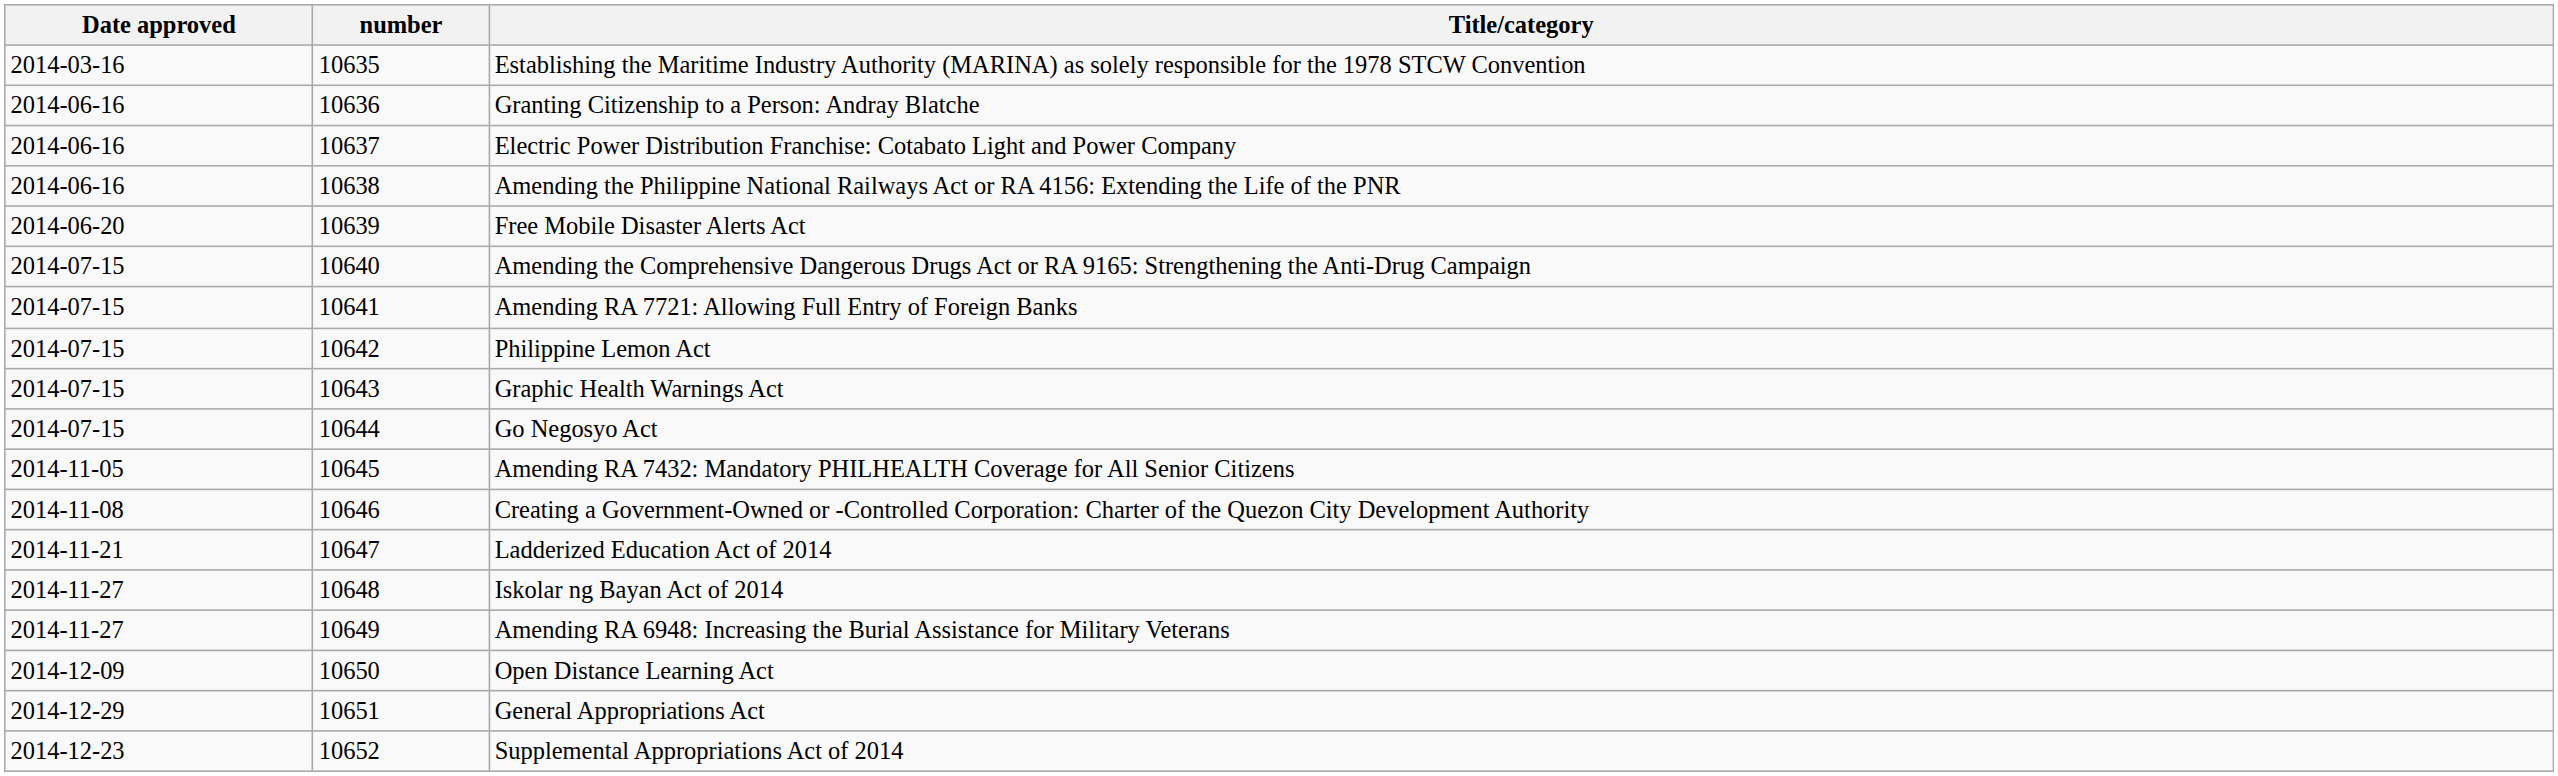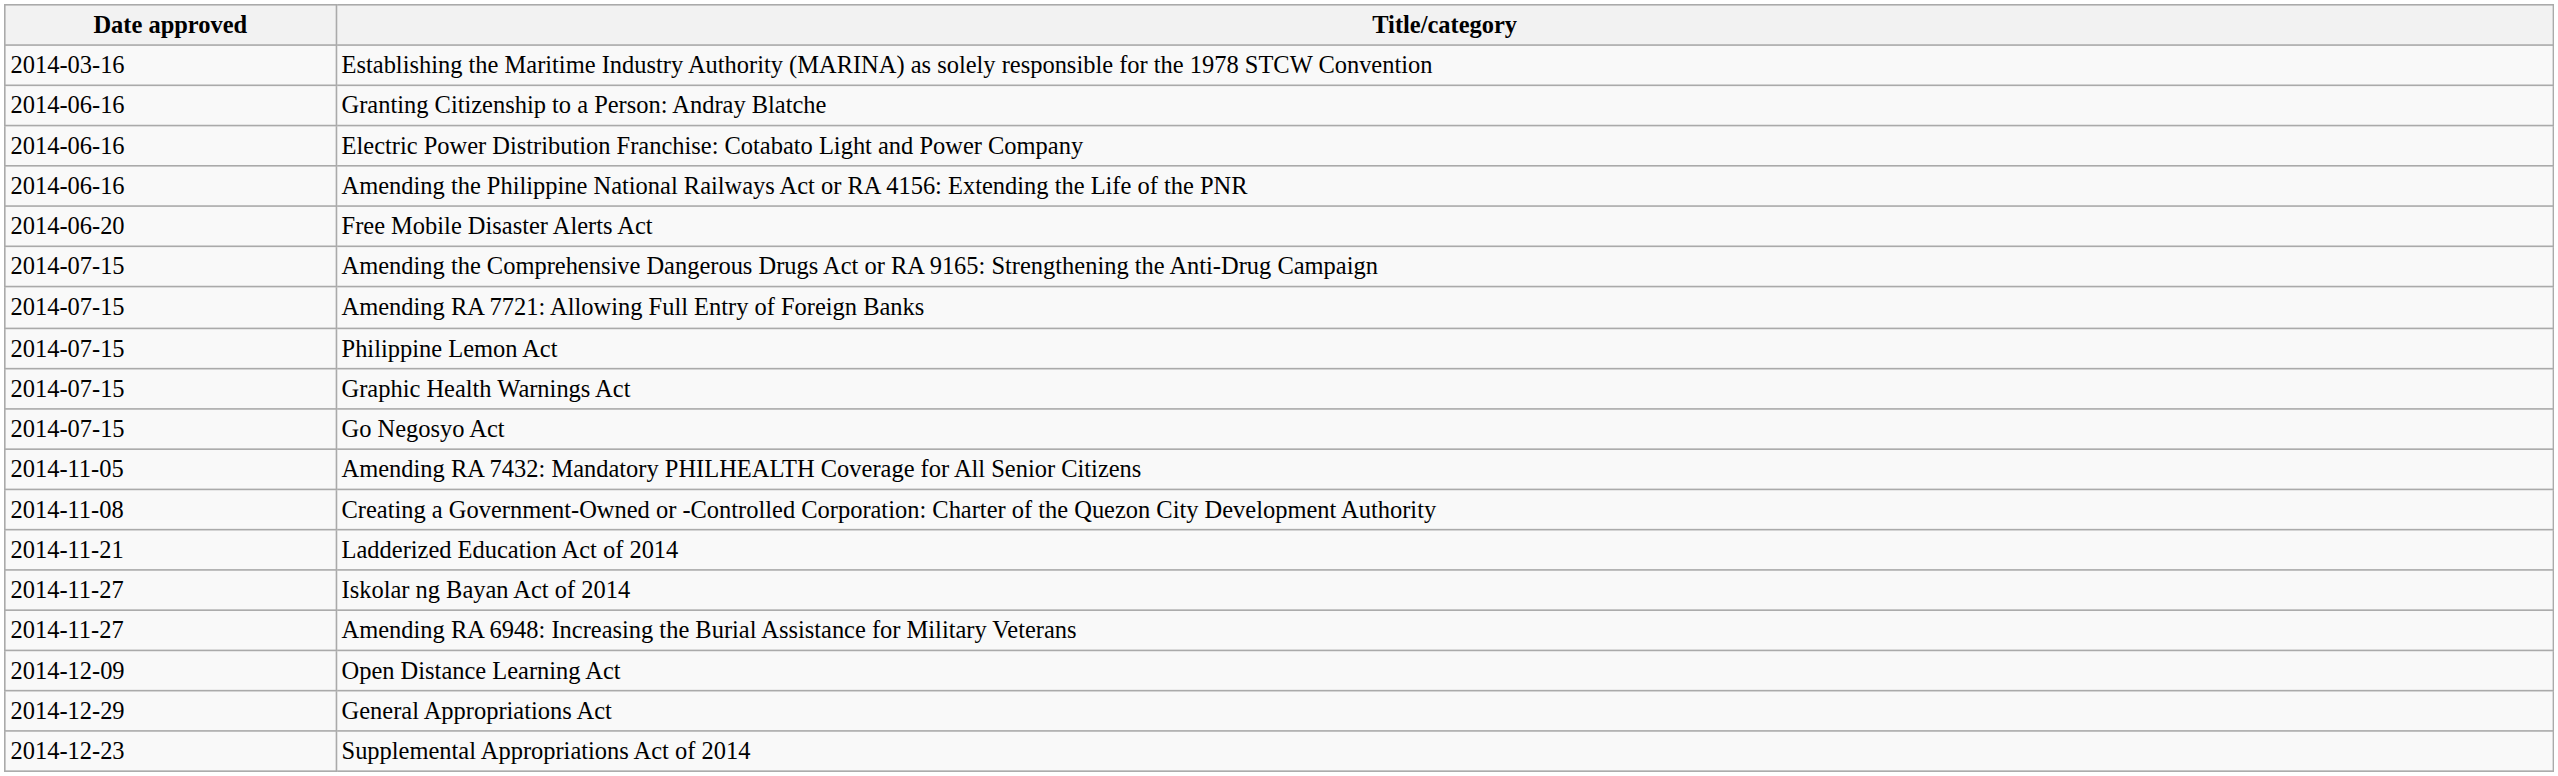- column: (401, 24)
